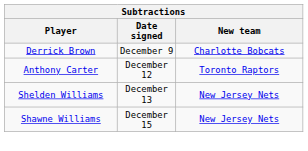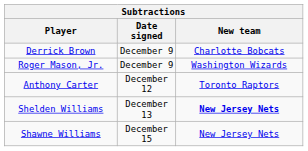+ row: (61, 65)
(239, 95) normal -> (239, 109) bold
